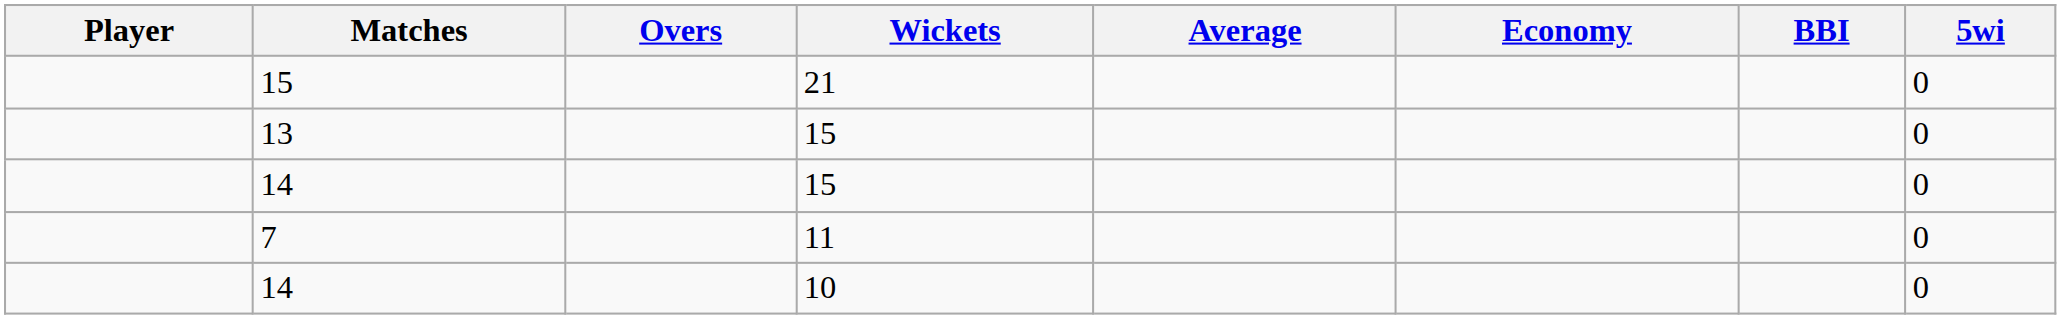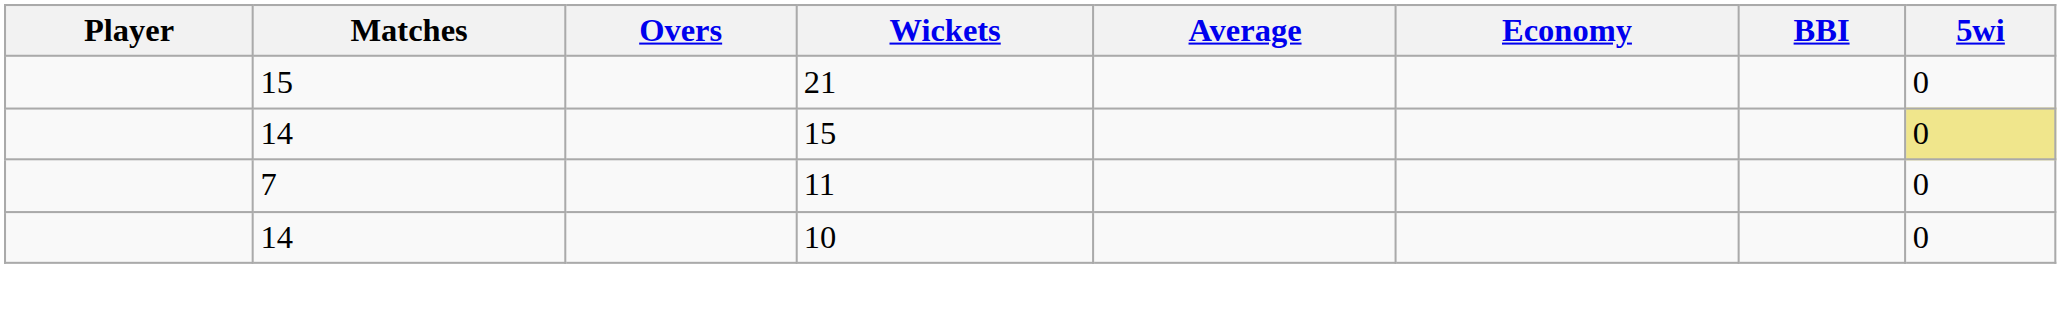- row: (277, 133)
(1921, 184) no background -> (1921, 133) khaki background
